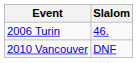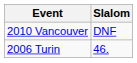rows swapped: (34, 31) <-> (47, 49)
